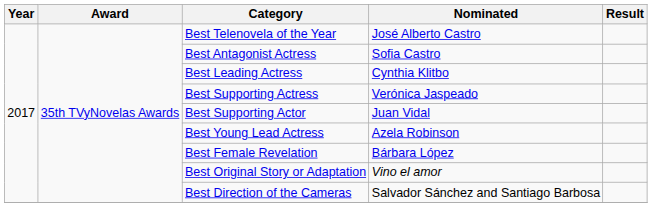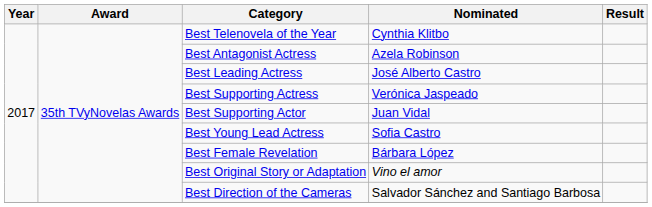(426, 34) José Alberto Castro -> (410, 34) Cynthia Klitbo
(406, 53) Sofia Castro -> (416, 53) Azela Robinson
(410, 73) Cynthia Klitbo -> (426, 73) José Alberto Castro
(416, 133) Azela Robinson -> (406, 133) Sofia Castro
